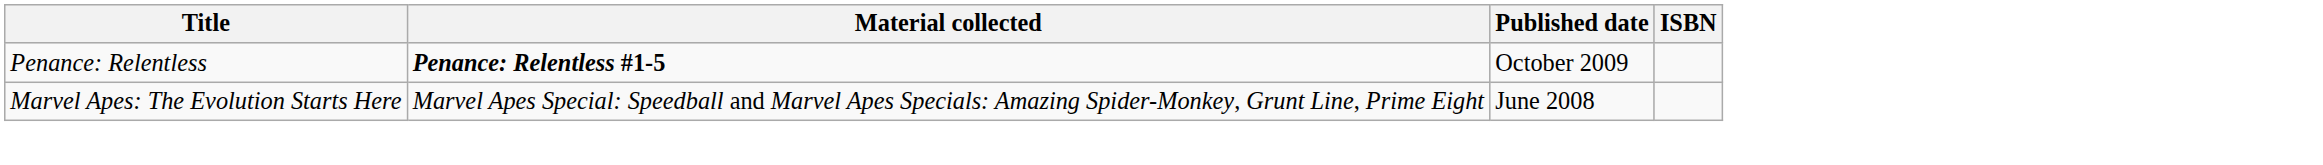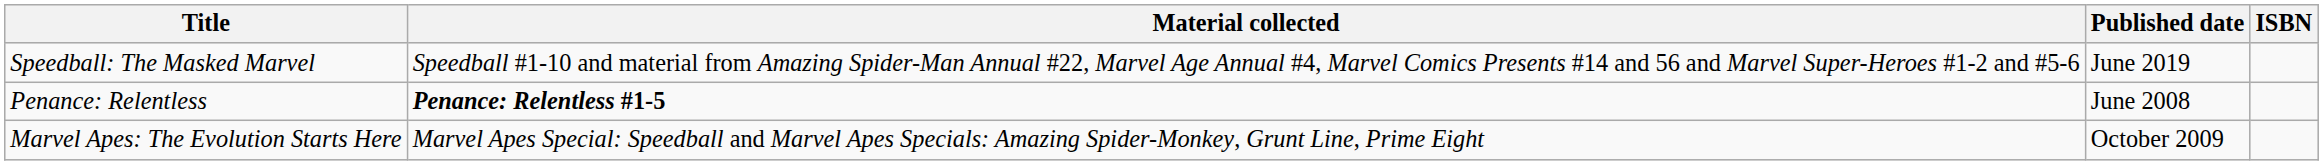+ row: (163, 62)
(1562, 62) October 2009 -> (2140, 100) June 2008
(1545, 100) June 2008 -> (2157, 139) October 2009
